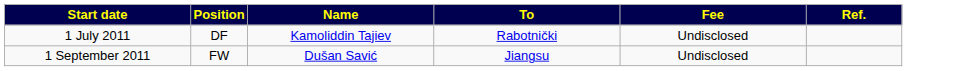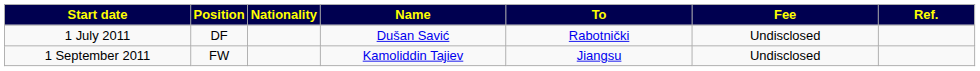+ column: (284, 15)
(341, 36) Kamoliddin Tajiev -> (413, 36) Dušan Savić
(341, 56) Dušan Savić -> (413, 56) Kamoliddin Tajiev
